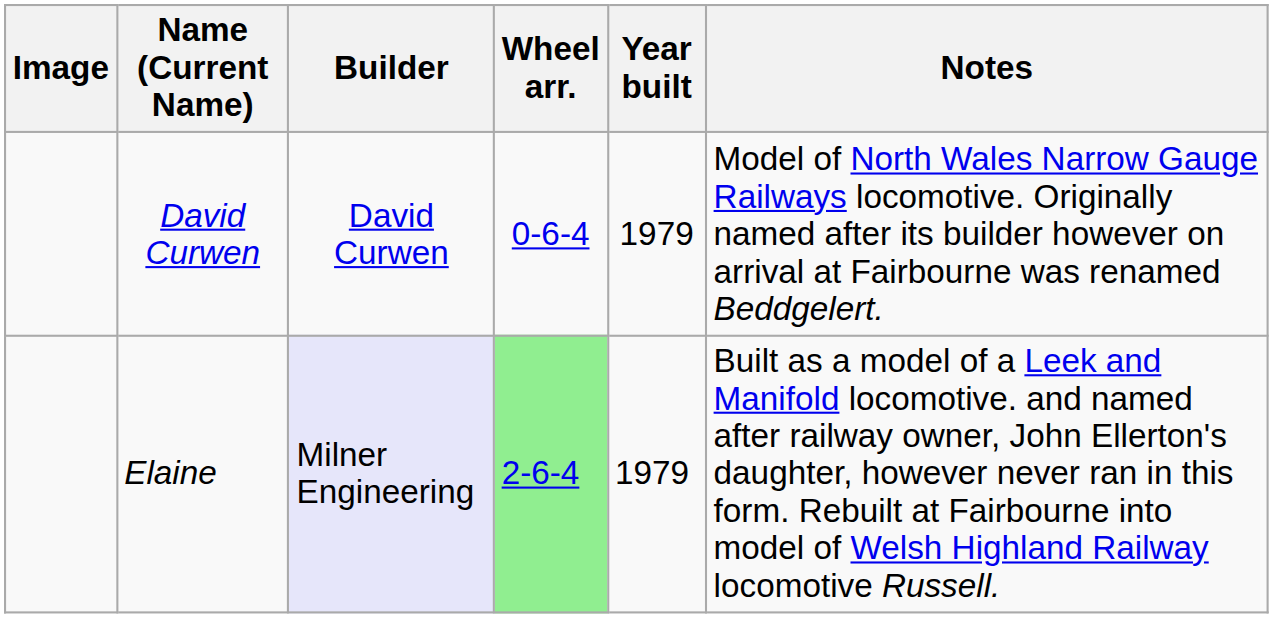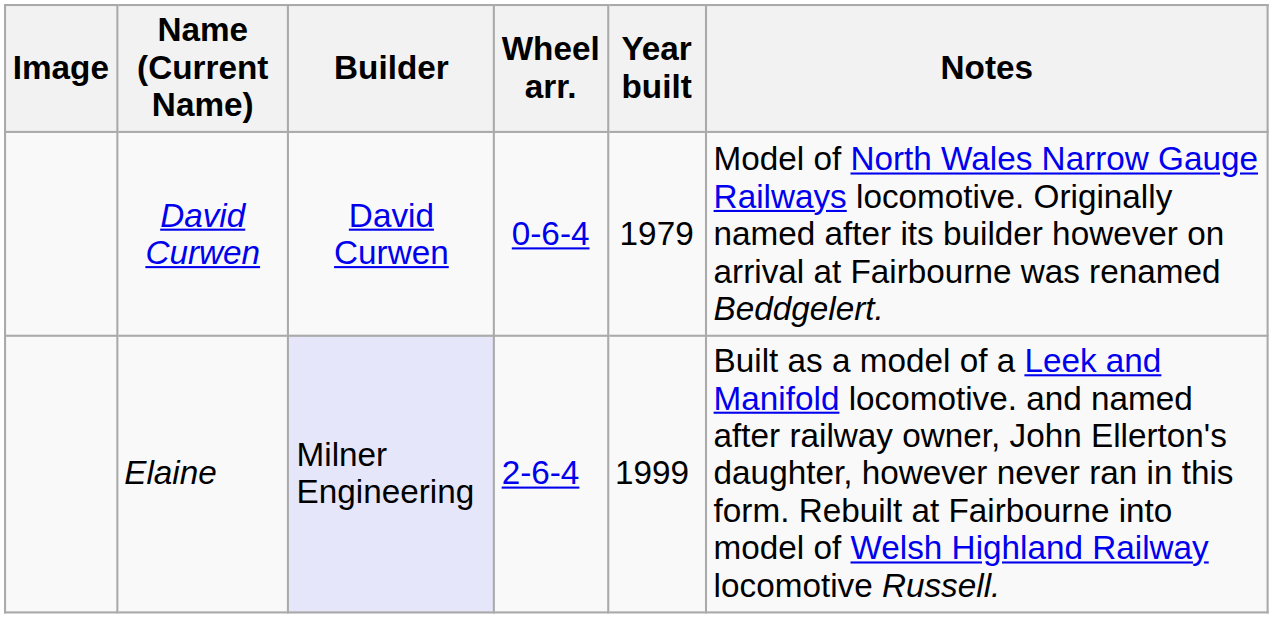(540, 473) lightgreen background -> (540, 473) no background
(652, 473) 1979 -> (652, 473) 1999
